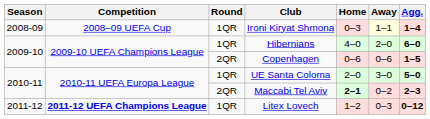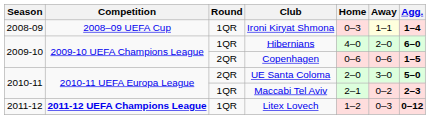(227, 75) 1QR -> (227, 75) 2QR
(227, 91) 2QR -> (227, 91) 1QR
(353, 91) bold -> (353, 91) normal
